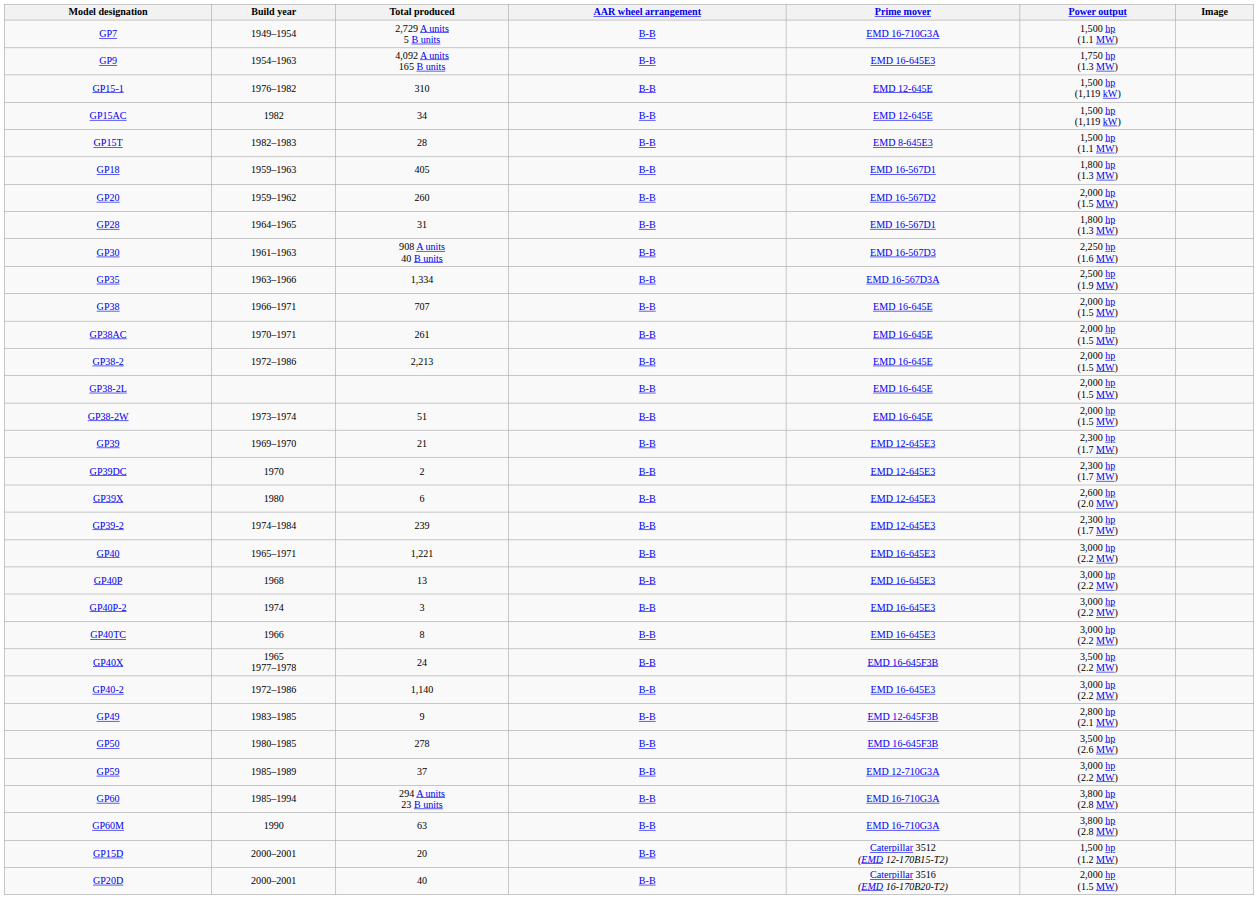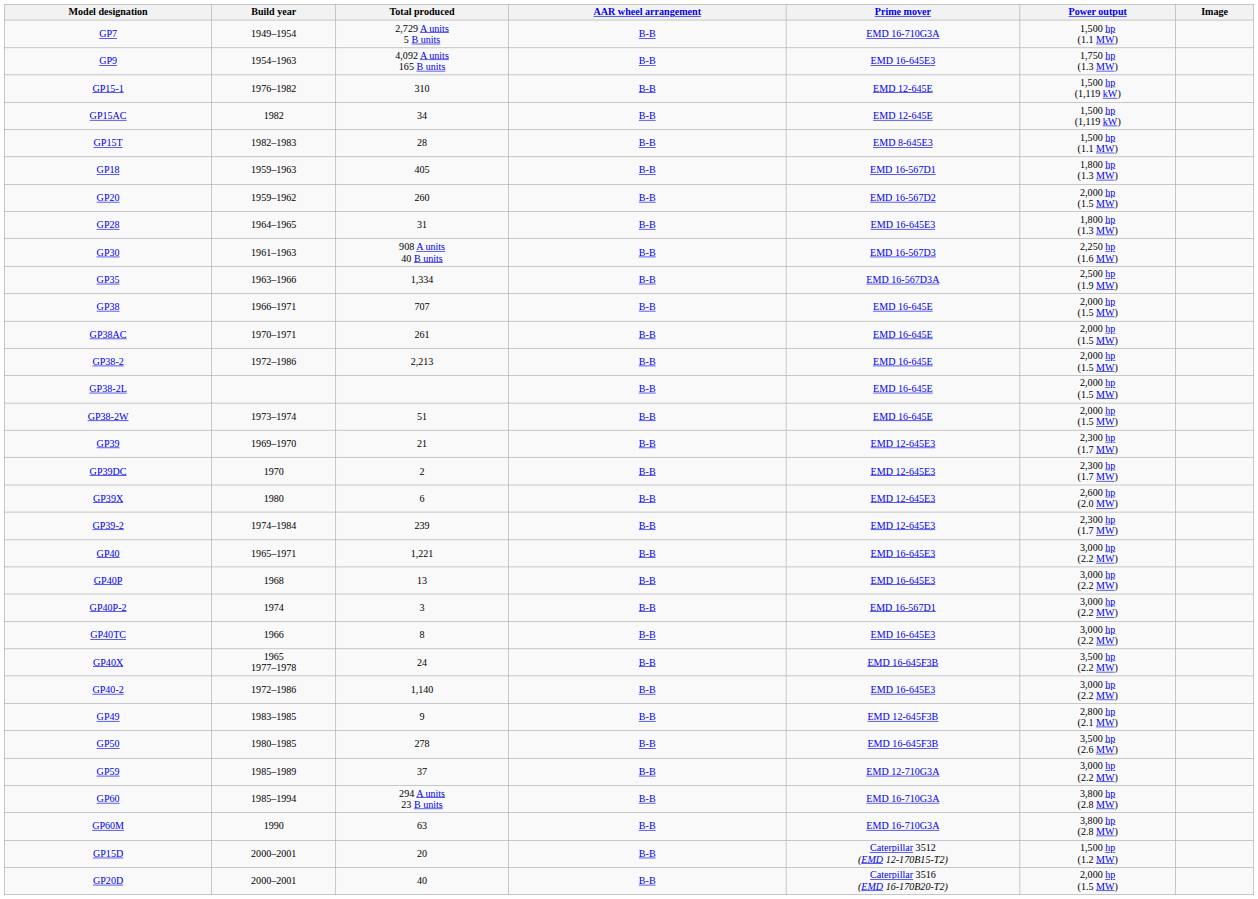(903, 225) EMD 16-567D1 -> (903, 225) EMD 16-645E3
(903, 608) EMD 16-645E3 -> (903, 608) EMD 16-567D1
